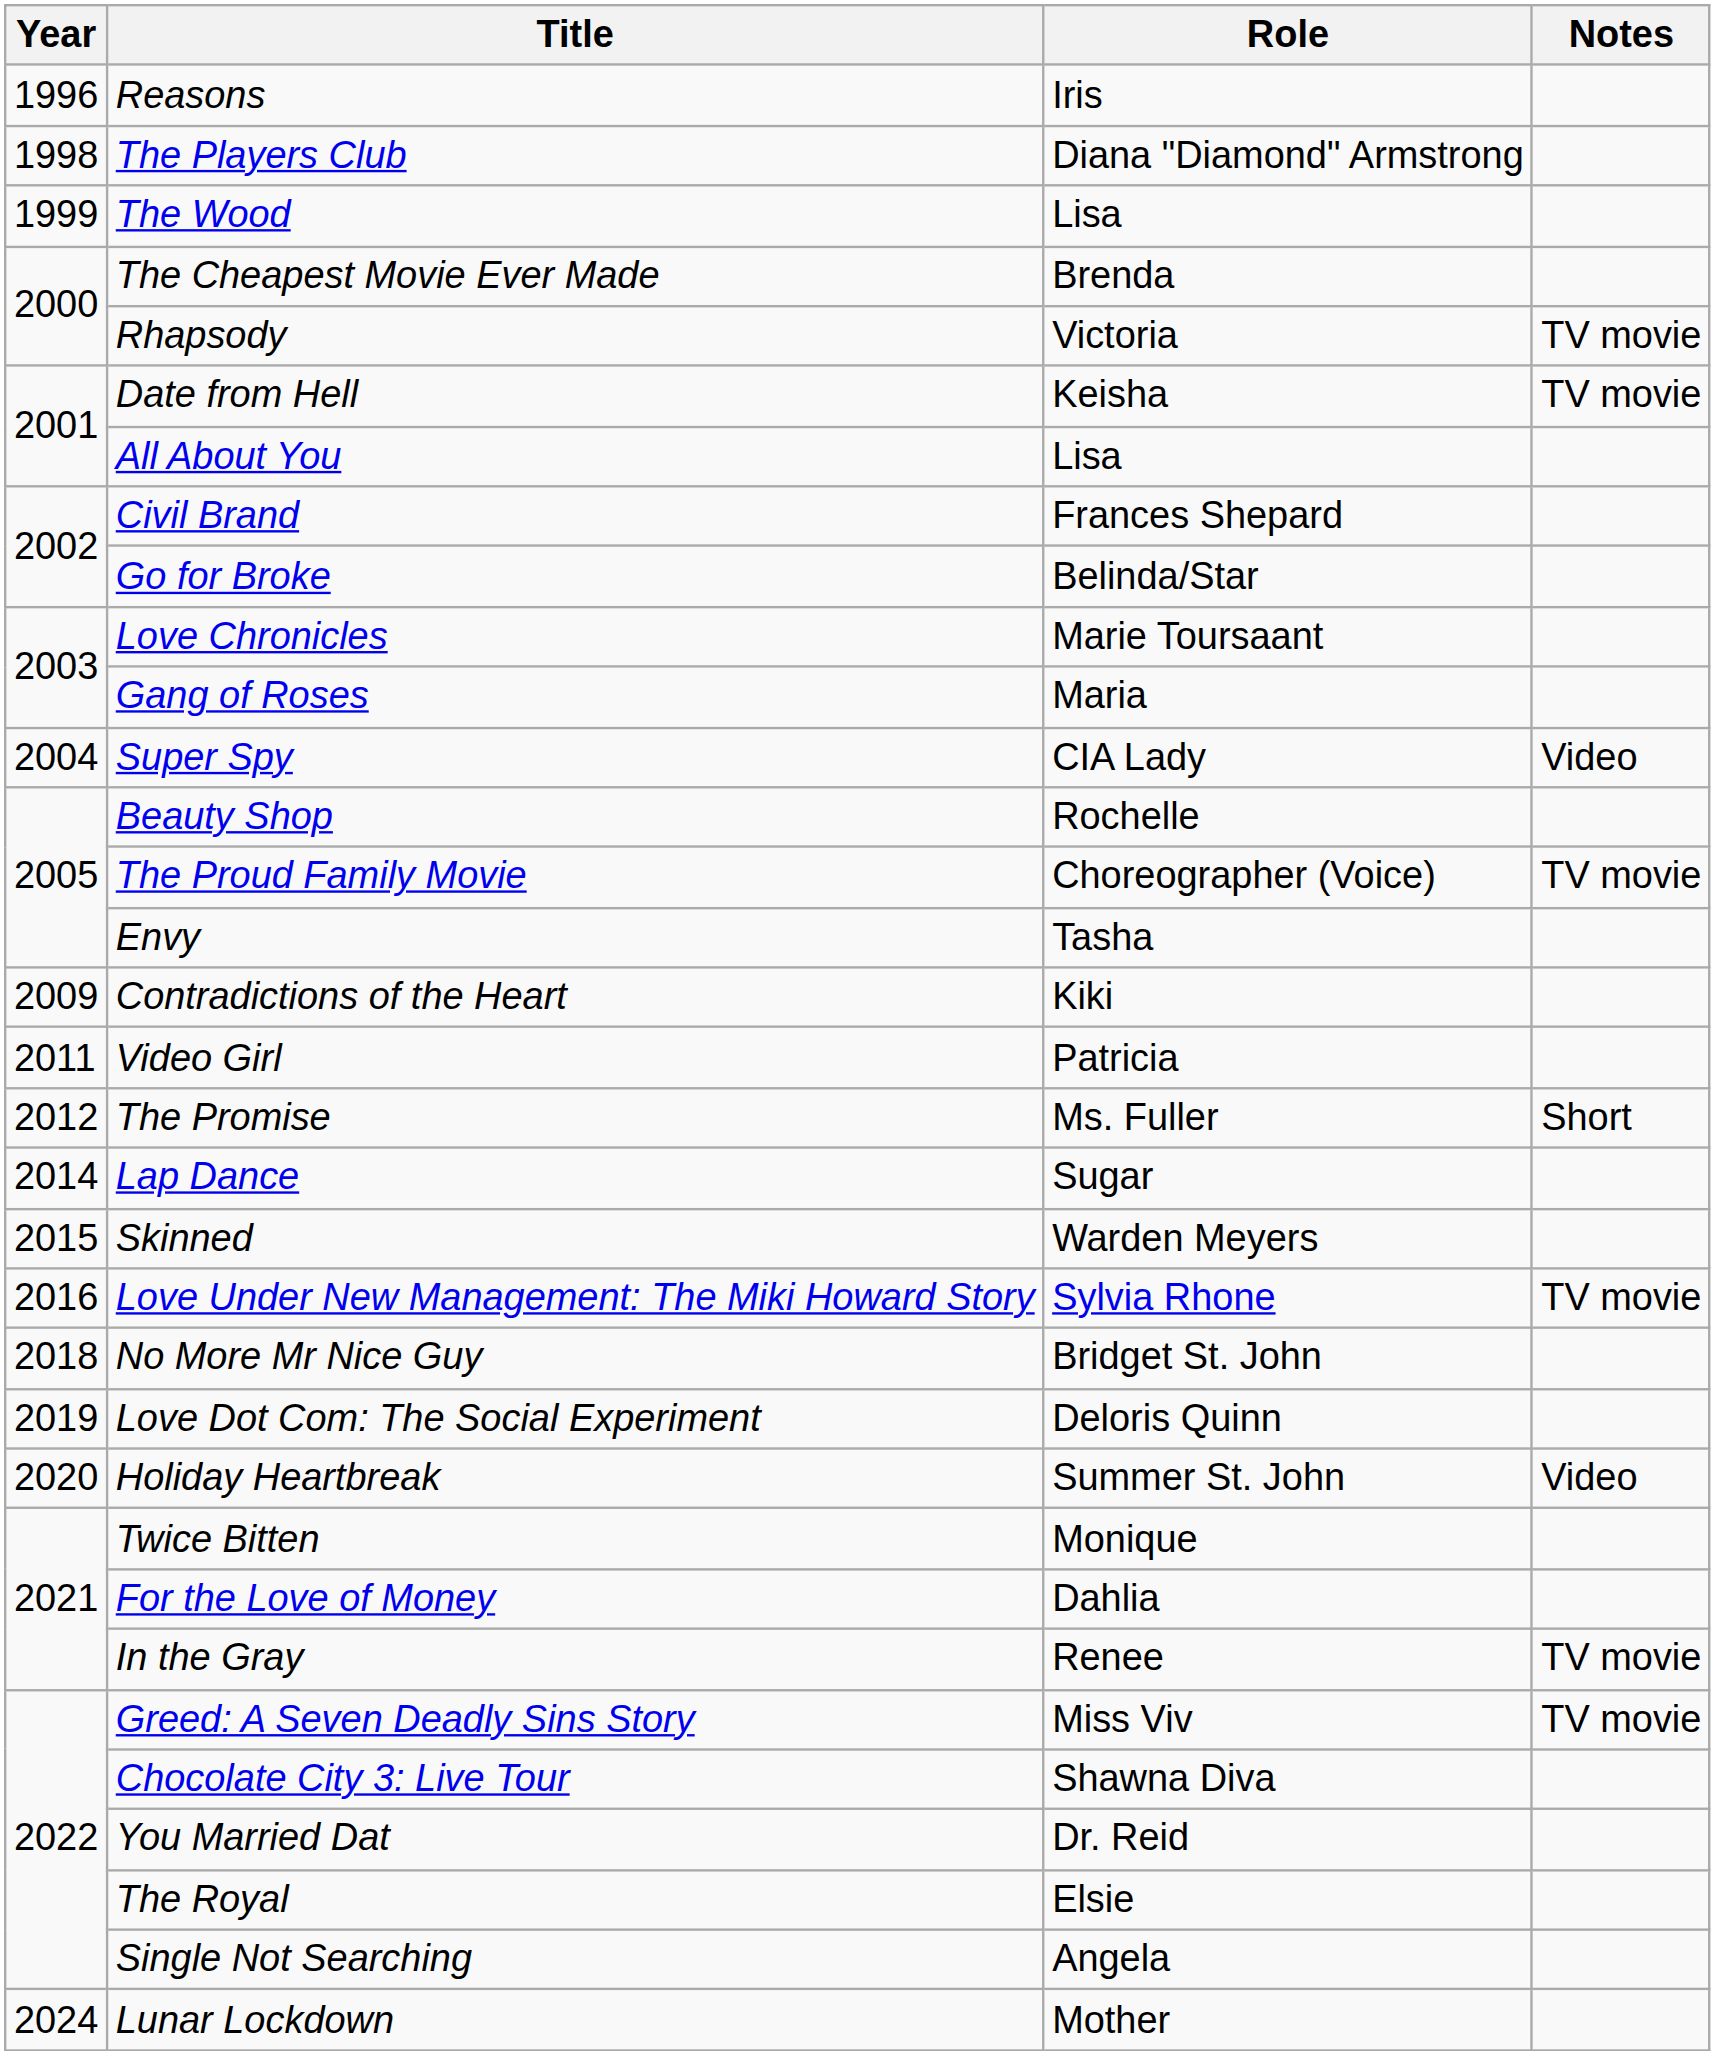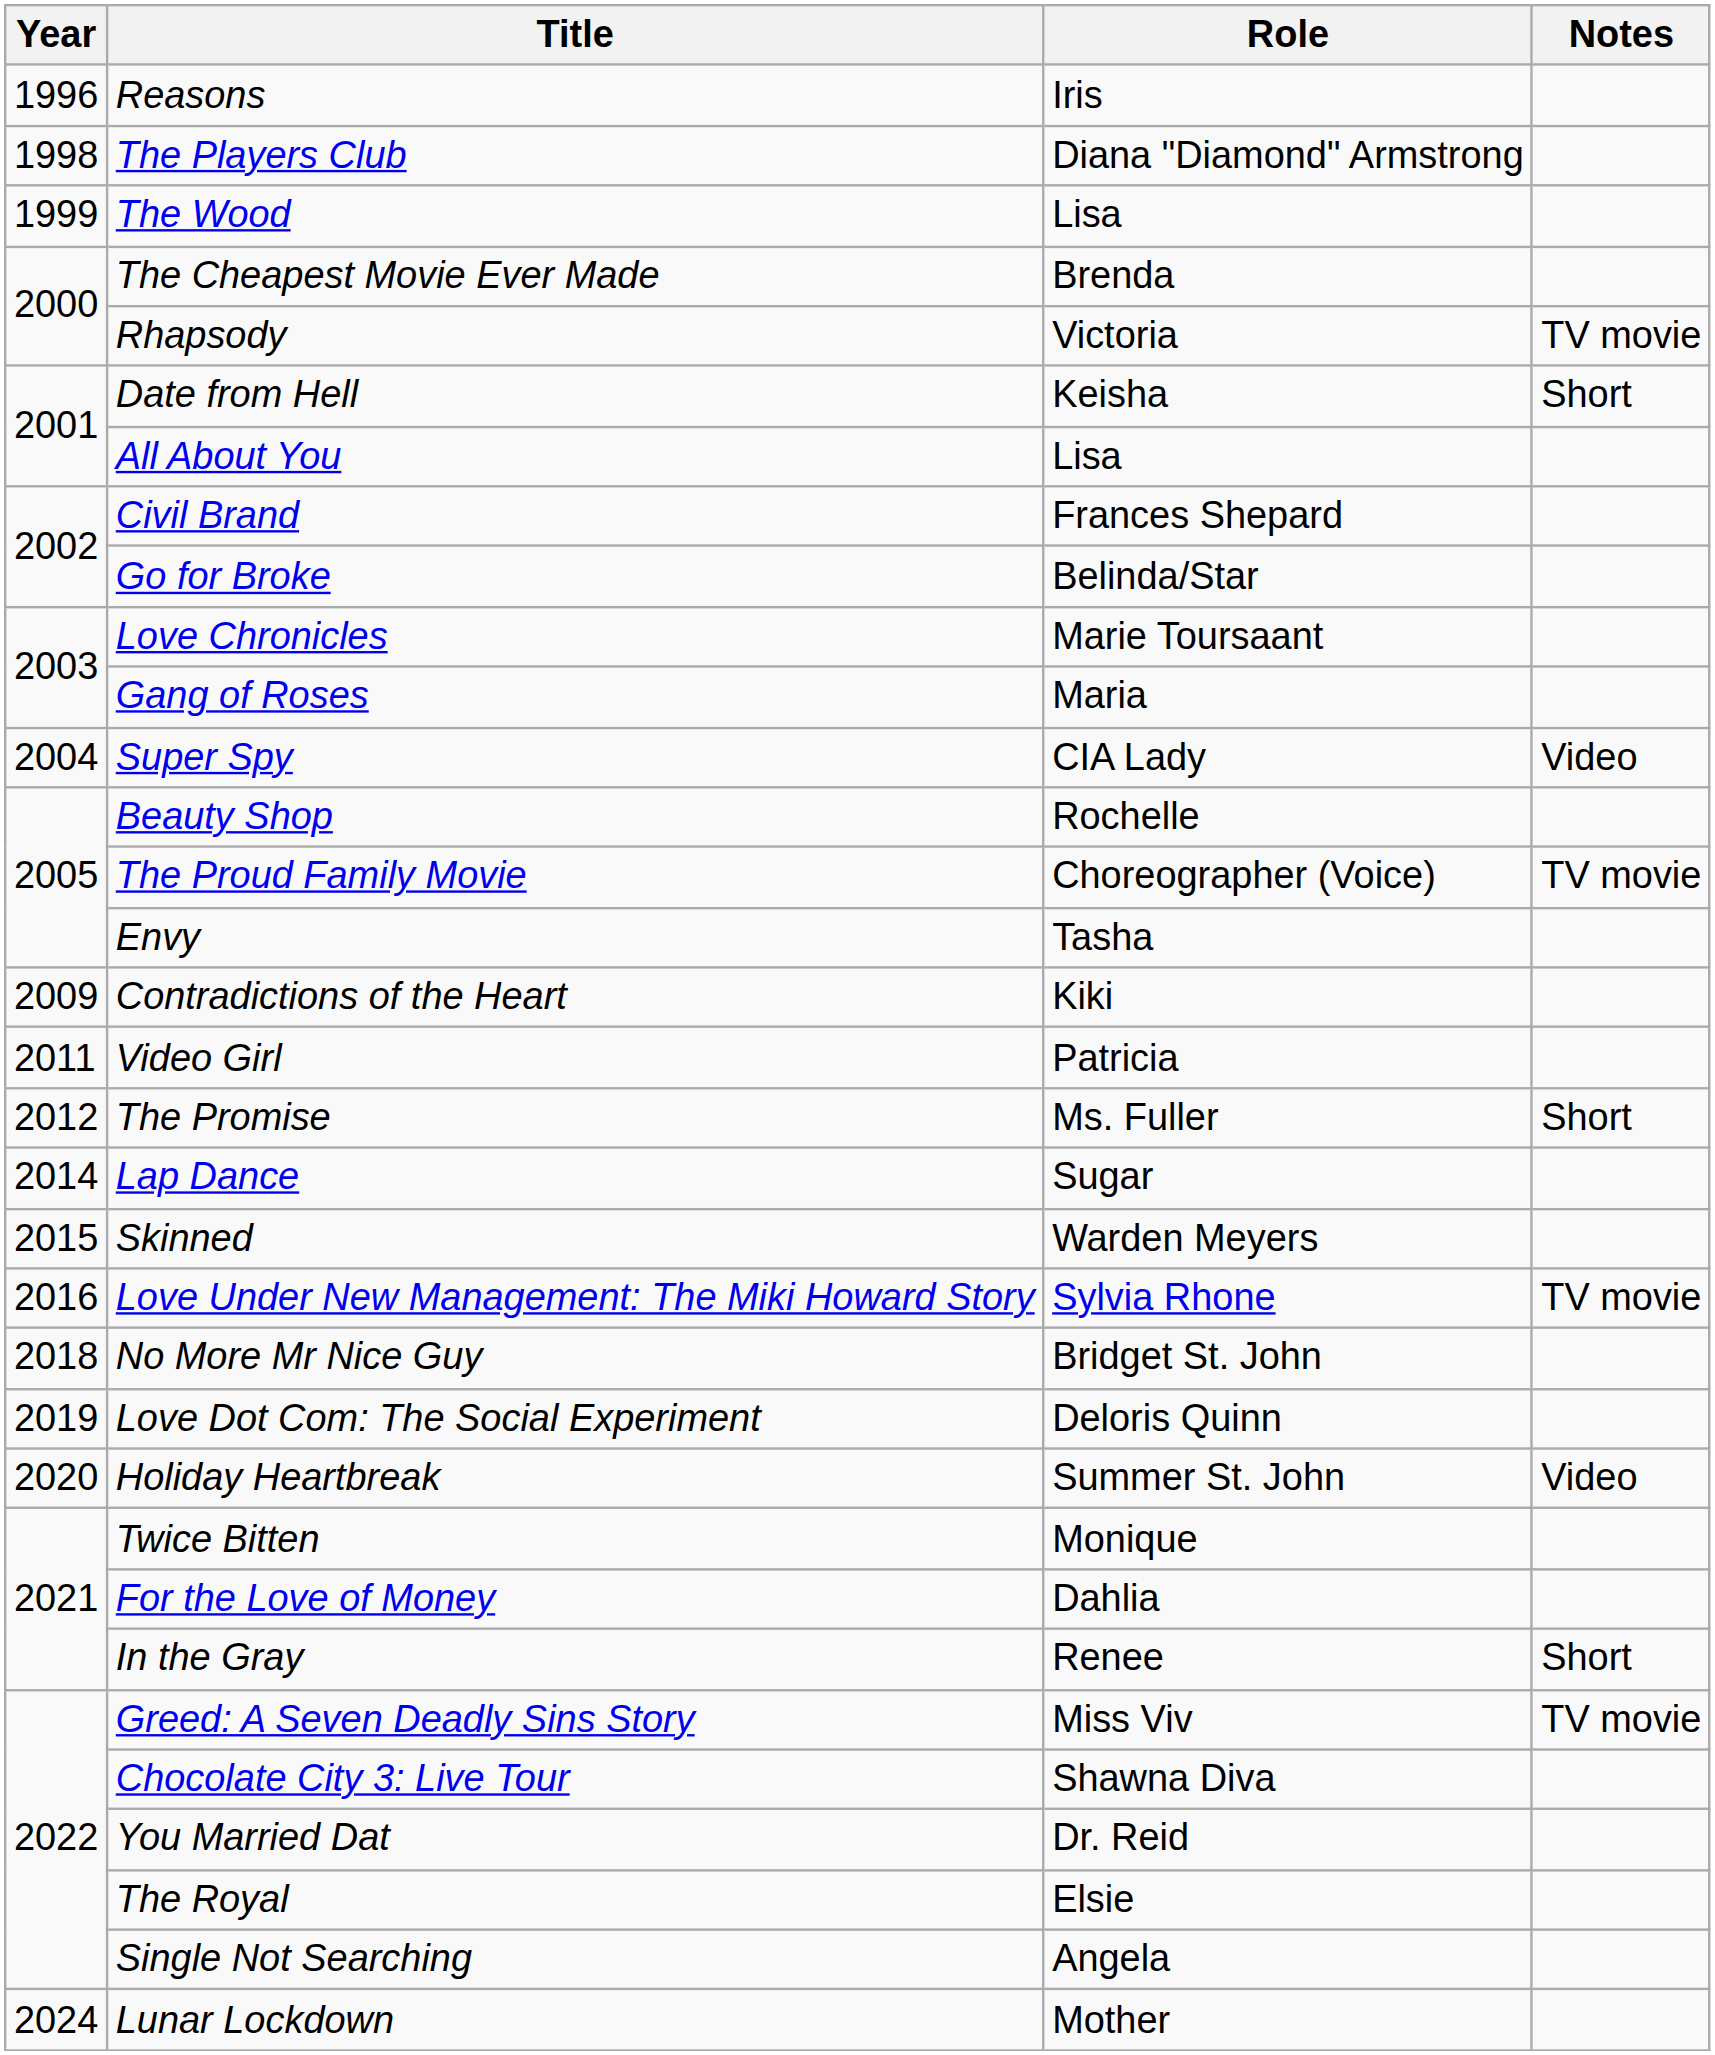(1621, 395) TV movie -> (1587, 395) Short
(1621, 1658) TV movie -> (1587, 1658) Short
